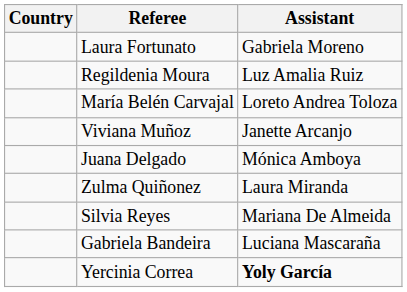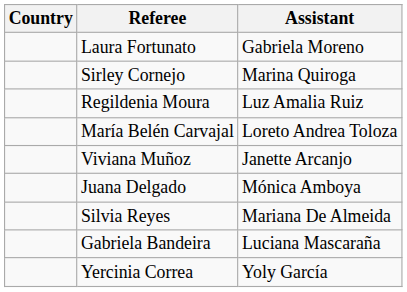+ row: (133, 74)
- row: (141, 187)
(287, 272) bold -> (285, 272) normal
